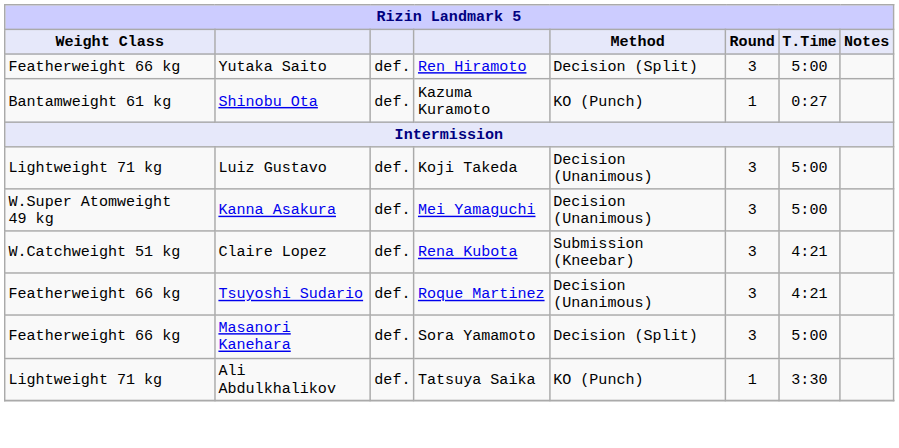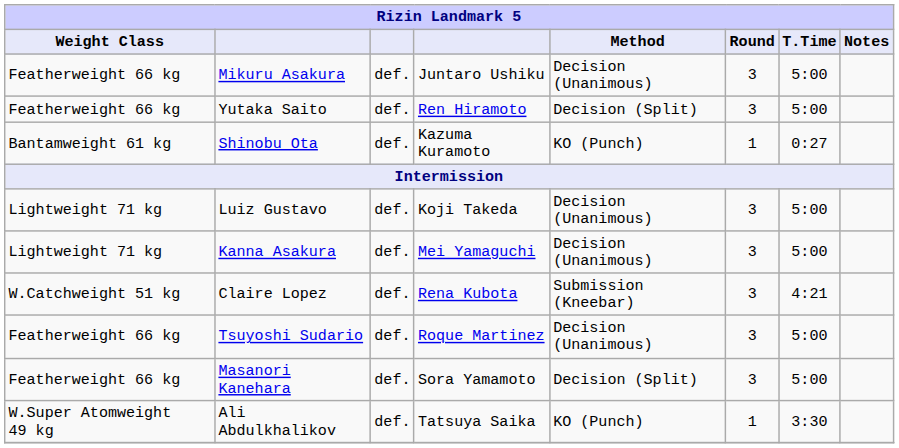+ row: (282, 76)
(90, 210) W.Super Atomweight 49 kg -> (85, 253) Lightweight 71 kg
(809, 295) 4:21 -> (809, 337) 5:00
(85, 379) Lightweight 71 kg -> (90, 422) W.Super Atomweight 49 kg
